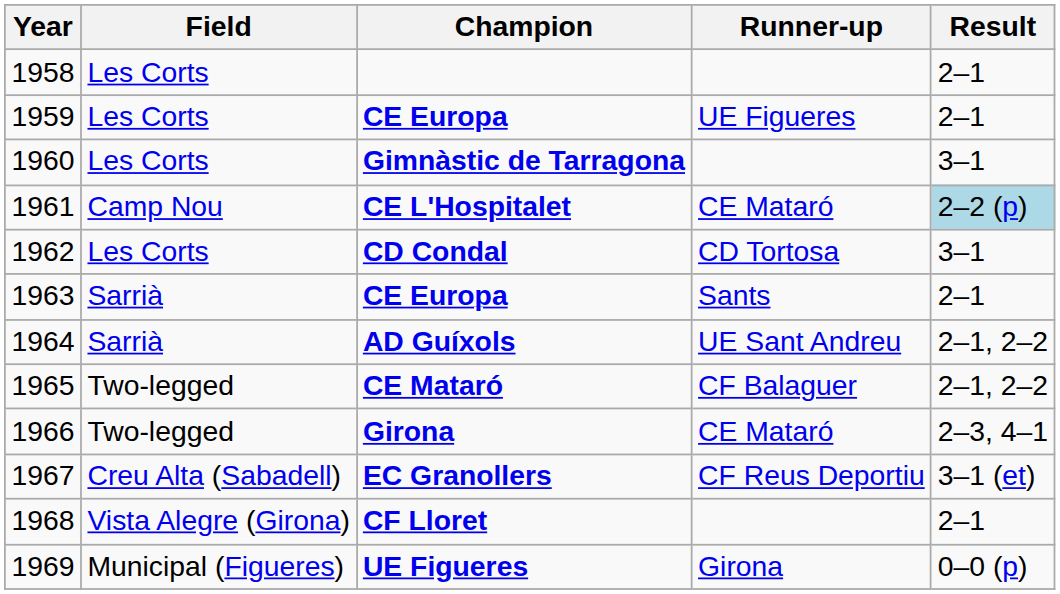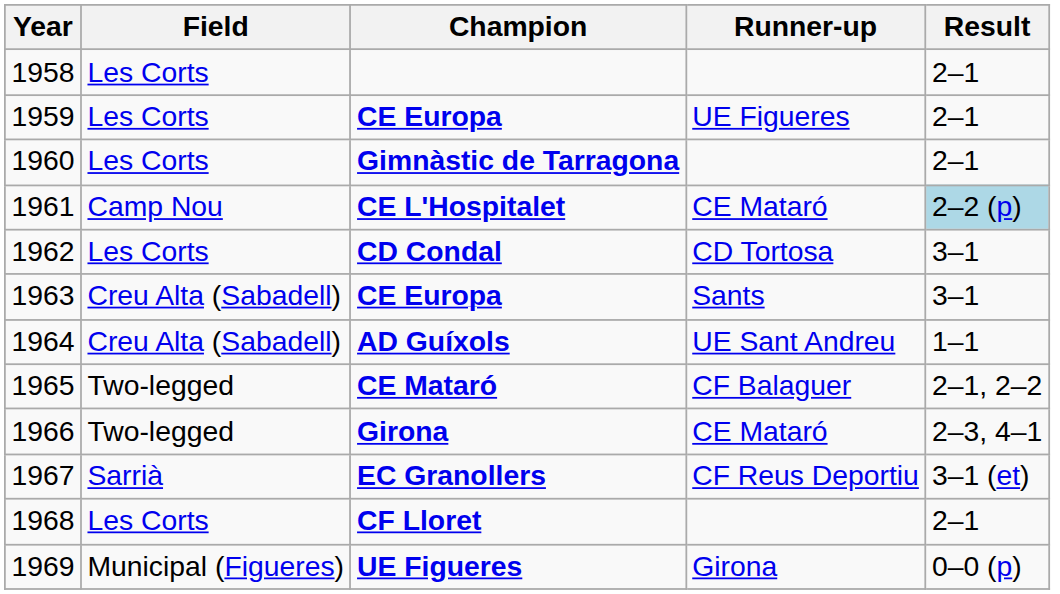(961, 161) 3–1 -> (956, 161) 2–1
(125, 296) Sarrià -> (214, 296) Creu Alta (Sabadell)
(961, 296) 2–1 -> (956, 296) 3–1
(125, 341) Sarrià -> (214, 341) Creu Alta (Sabadell)
(993, 341) 2–1, 2–2 -> (956, 341) 1–1
(214, 476) Creu Alta (Sabadell) -> (125, 476) Sarrià
(219, 521) Vista Alegre (Girona) -> (148, 521) Les Corts
